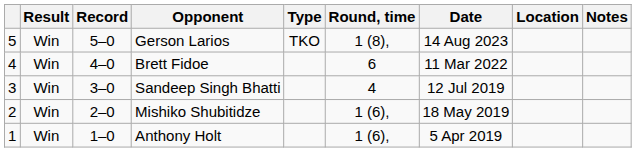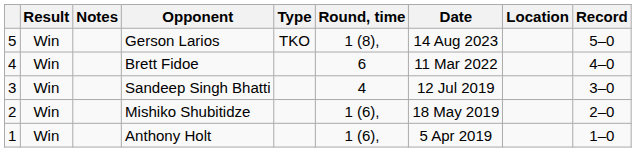columns swapped: (102, 17) <-> (607, 17)
